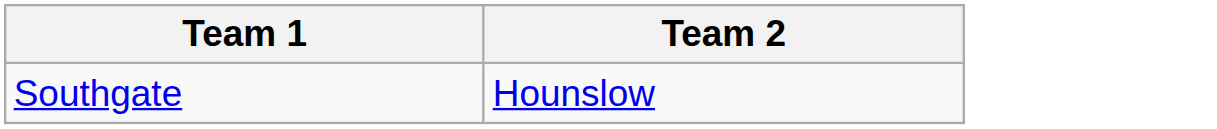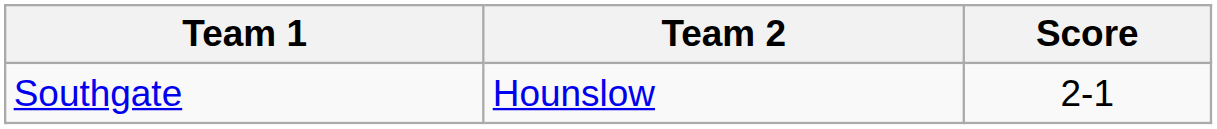+ column: (1087, 33)
